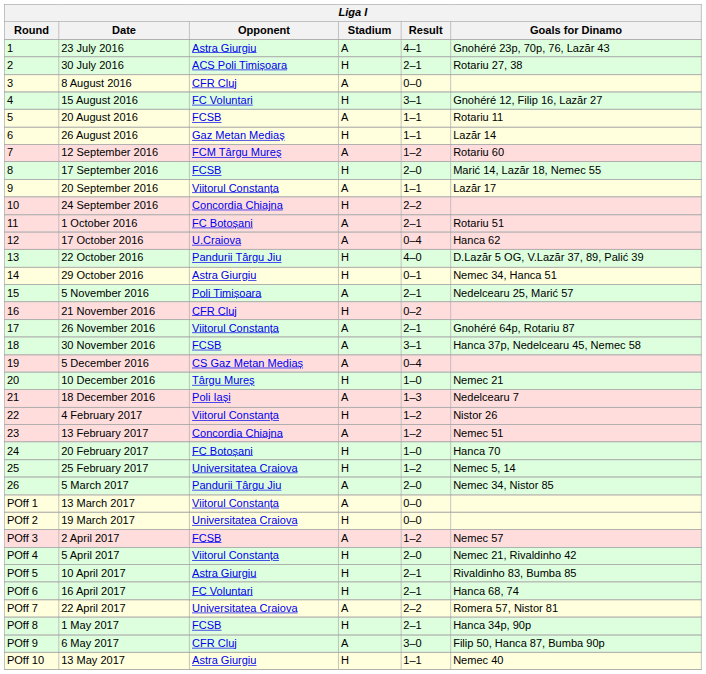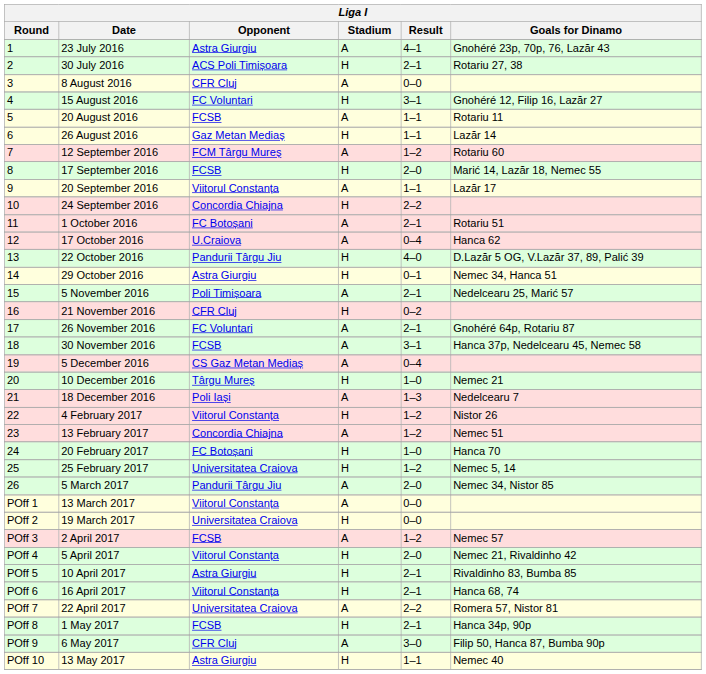(236, 328) Viitorul Constanța -> (222, 328) FC Voluntari
(222, 591) FC Voluntari -> (236, 591) Viitorul Constanța
